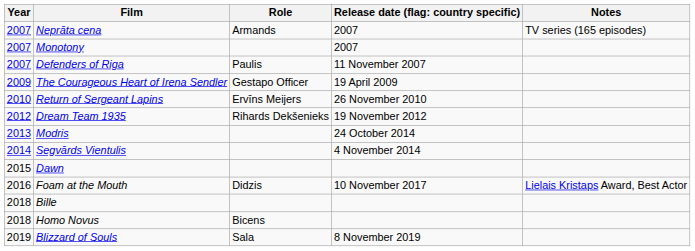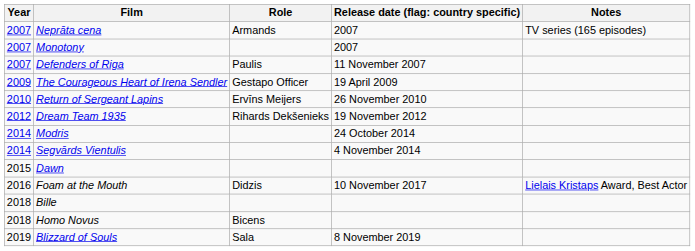(19, 133) 2013 -> (19, 133) 2014
